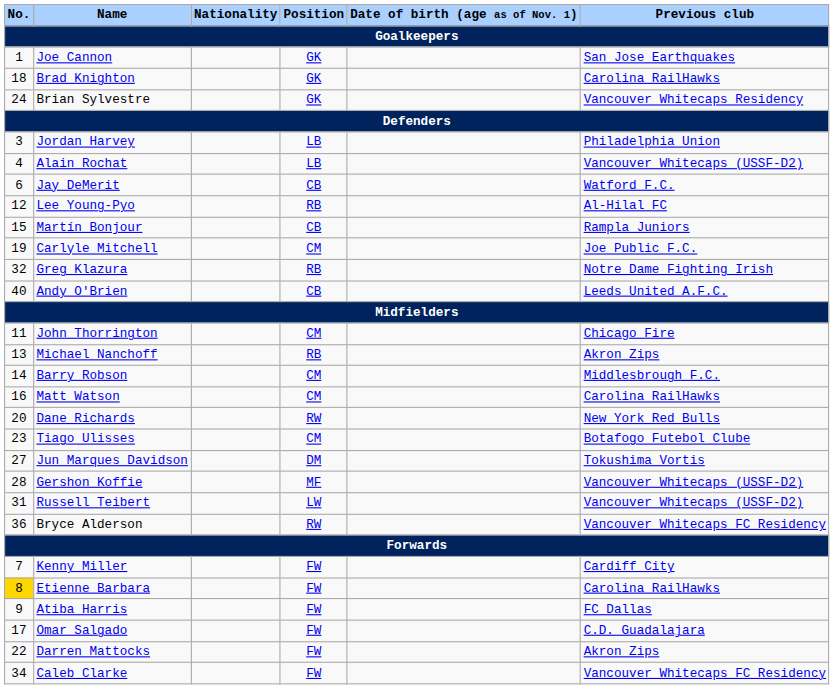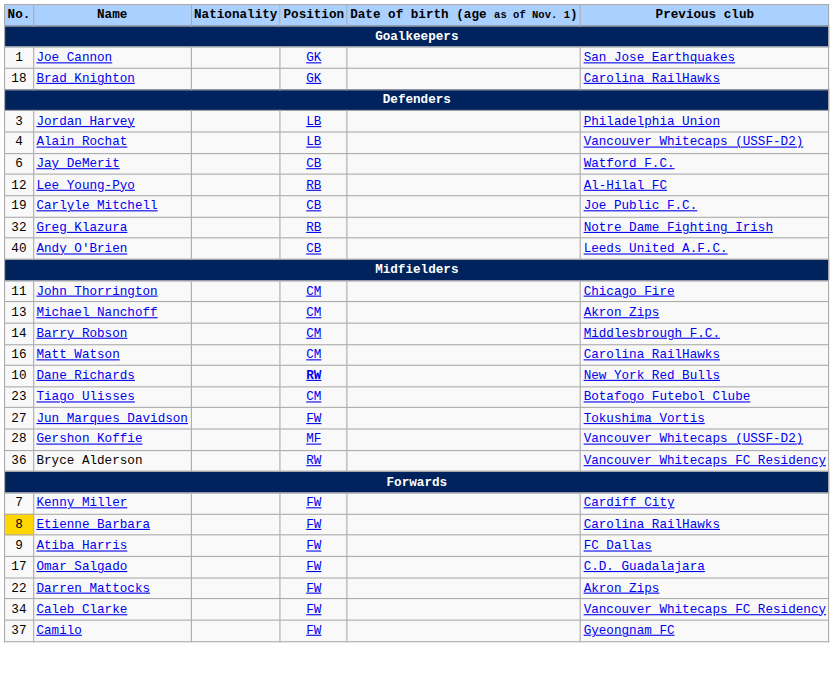- row: (93, 100)
- row: (89, 227)
(314, 248) CM -> (314, 206) CB
(314, 355) RB -> (314, 312) CM
(19, 418) 20 -> (19, 376) 10
(314, 418) normal -> (314, 376) bold
(314, 461) DM -> (314, 418) FW
- row: (93, 503)
+ row: (59, 630)
